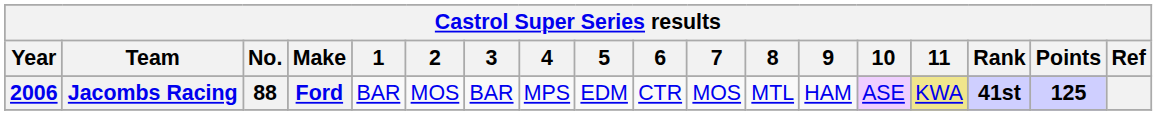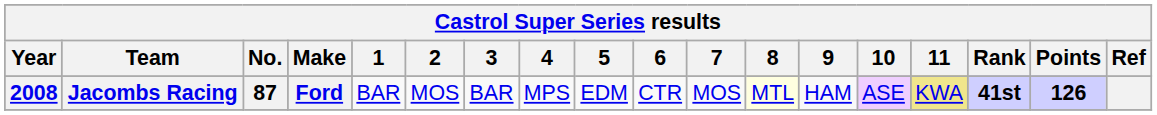(34, 93) 2006 -> (34, 93) 2008
(265, 93) 88 -> (265, 93) 87
(773, 93) no background -> (773, 93) lightyellow background
(1068, 93) 125 -> (1068, 93) 126
